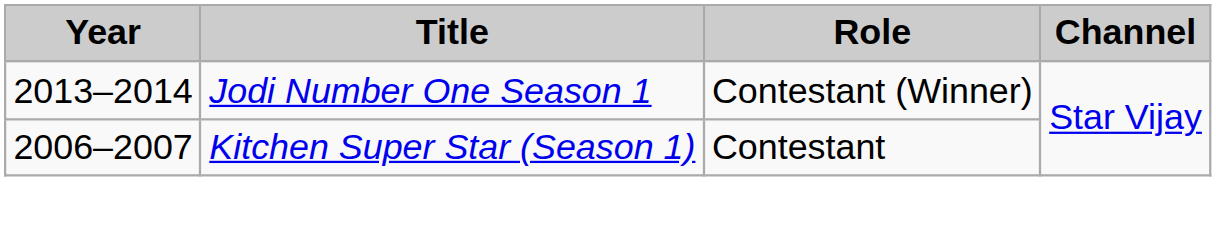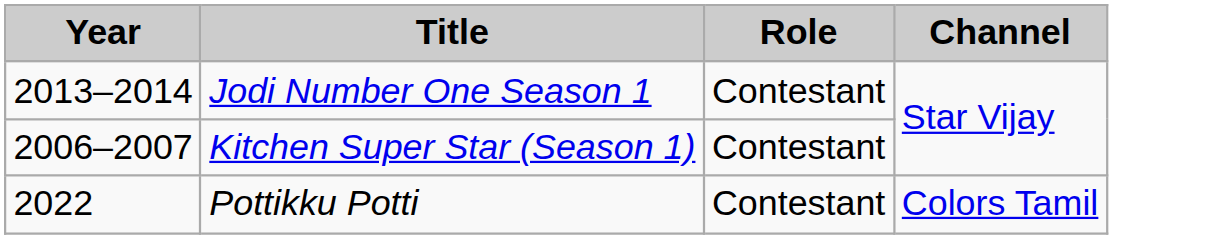(872, 89) Contestant (Winner) -> (799, 89) Contestant
+ row: (314, 203)
